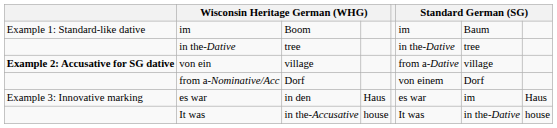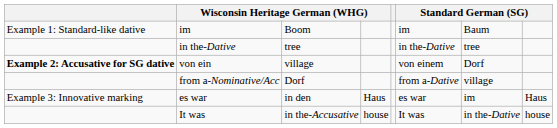(429, 64) from a-Dative -> (421, 64) von einem
(478, 64) village -> (474, 64) Dorf
(421, 81) von einem -> (429, 81) from a-Dative
(474, 81) Dorf -> (478, 81) village
